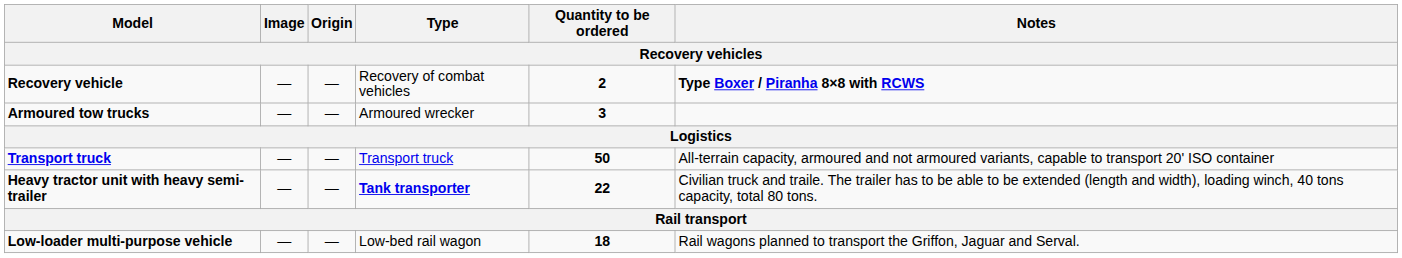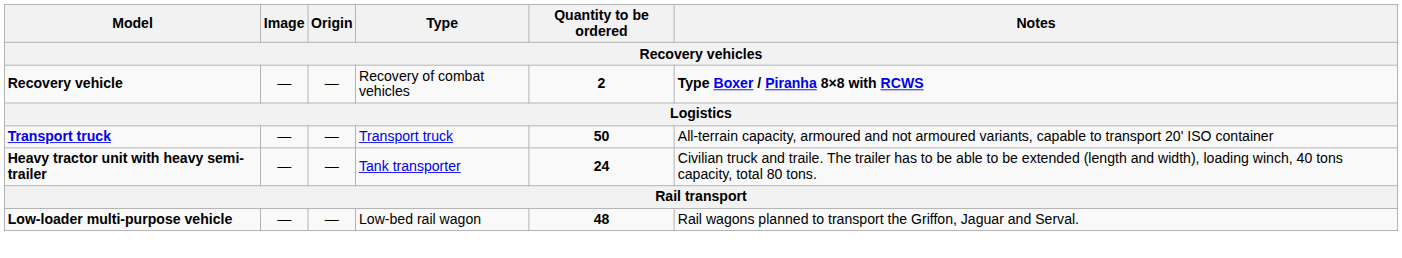- row: (78, 114)
(414, 189) bold -> (410, 166) normal
(602, 189) 22 -> (601, 166) 24
(602, 241) 18 -> (601, 219) 48
